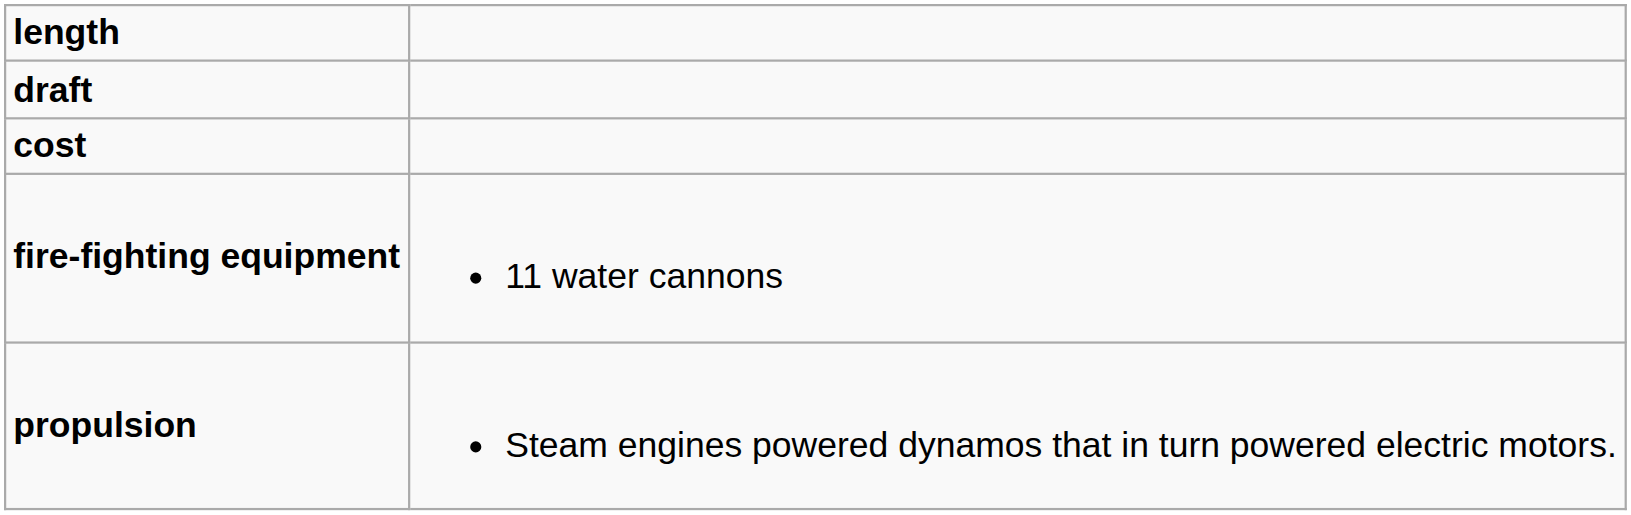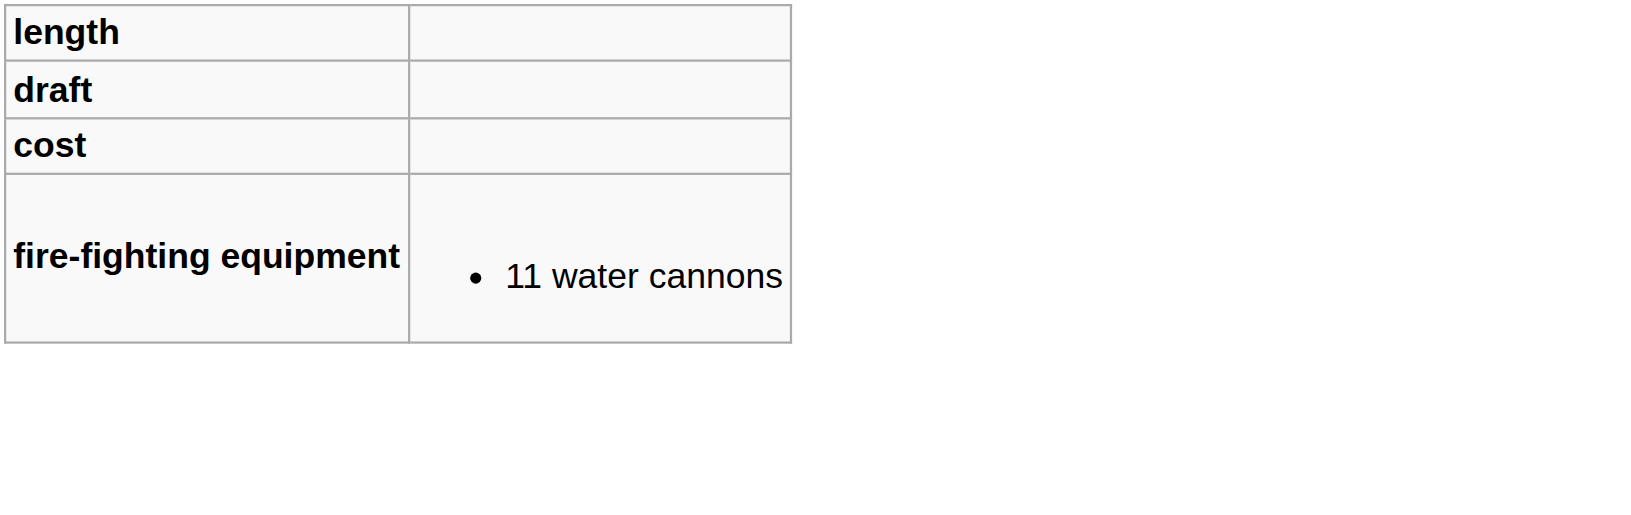- row: (105, 424)
